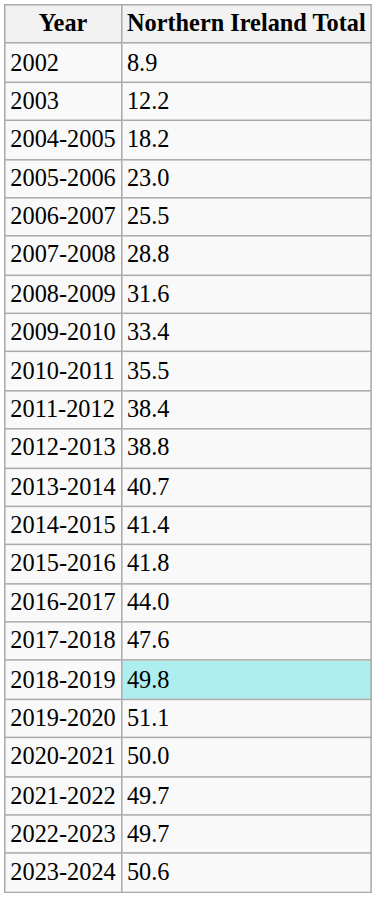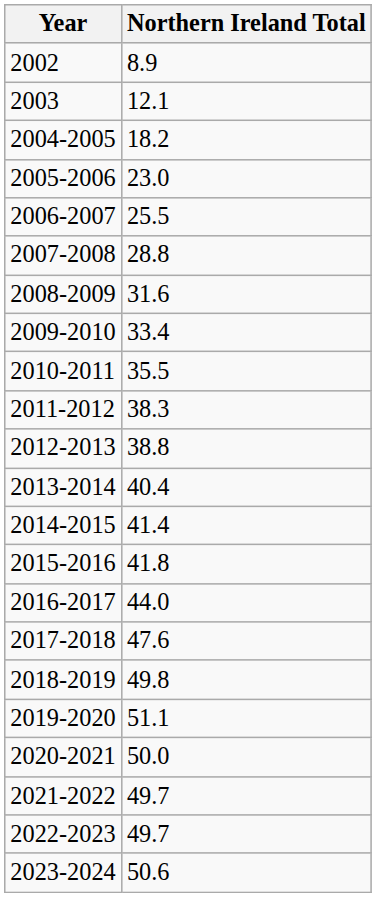(148, 100) 12.2 -> (148, 100) 12.1
(148, 409) 38.4 -> (148, 409) 38.3
(148, 486) 40.7 -> (148, 486) 40.4
(148, 679) paleturquoise background -> (148, 679) no background
